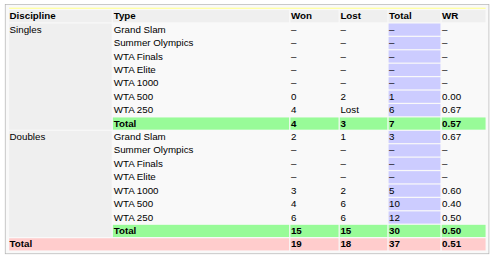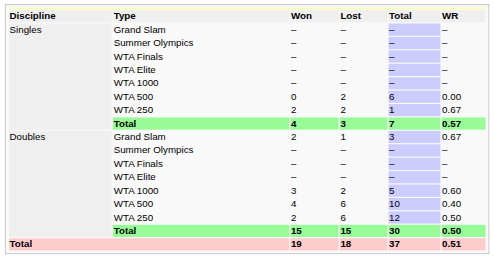(392, 97) 1 -> (392, 97) 6
(294, 110) 4 -> (294, 110) 2
(350, 110) Lost -> (343, 110) 2
(392, 110) 6 -> (392, 110) 1
(294, 217) 6 -> (294, 217) 2
